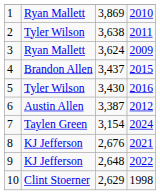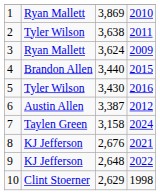(111, 69) 3,437 -> (111, 69) 3,440
(111, 124) 3,154 -> (111, 124) 3,158
